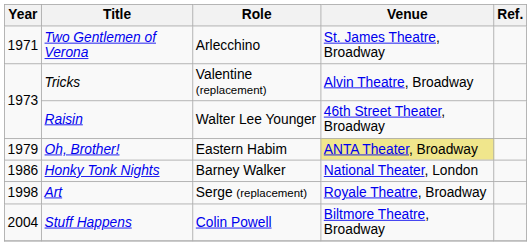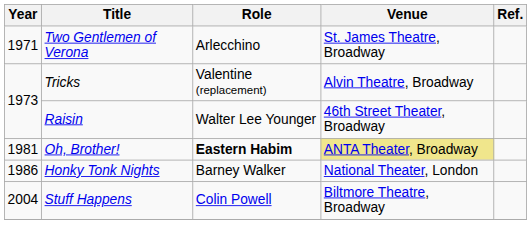(23, 149) 1979 -> (23, 149) 1981
(241, 149) normal -> (244, 149) bold
- row: (53, 192)
